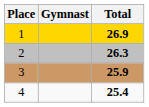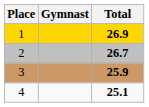(118, 53) 26.3 -> (118, 53) 26.7
(118, 92) 25.4 -> (118, 92) 25.1
